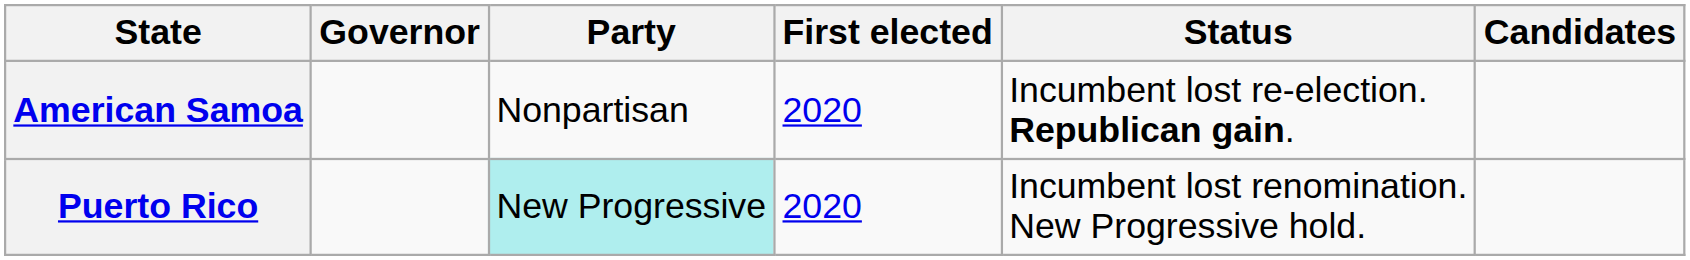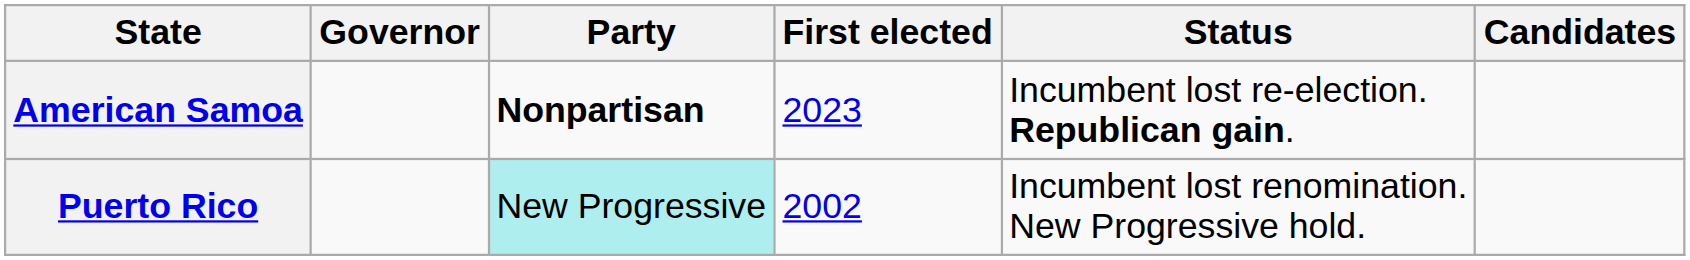(593, 109) normal -> (600, 109) bold
(822, 109) 2020 -> (822, 109) 2023
(822, 206) 2020 -> (822, 206) 2002
